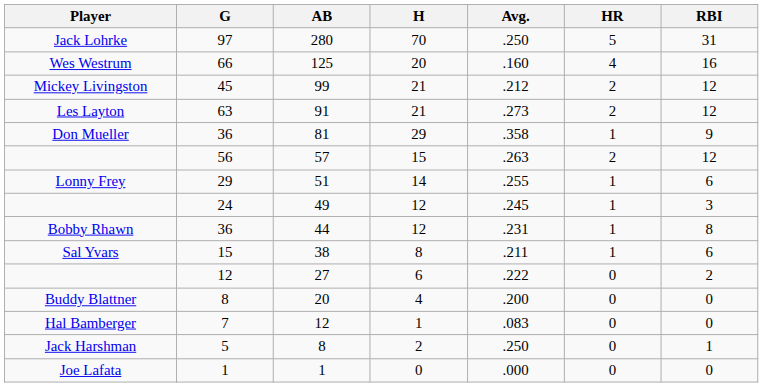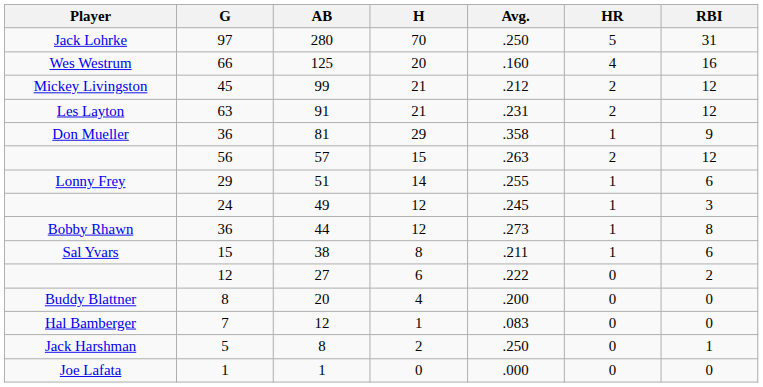(516, 110) .273 -> (516, 110) .231
(516, 228) .231 -> (516, 228) .273
